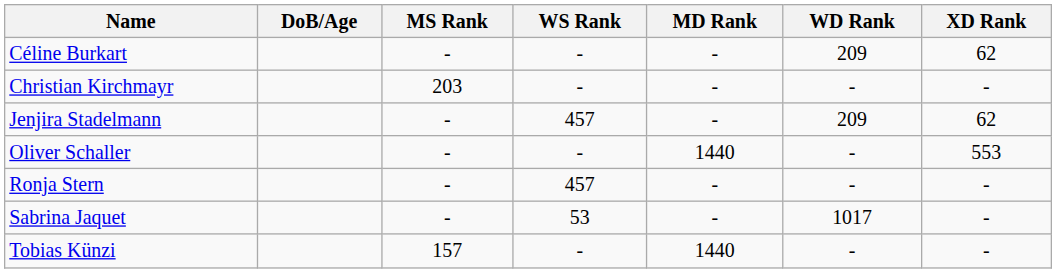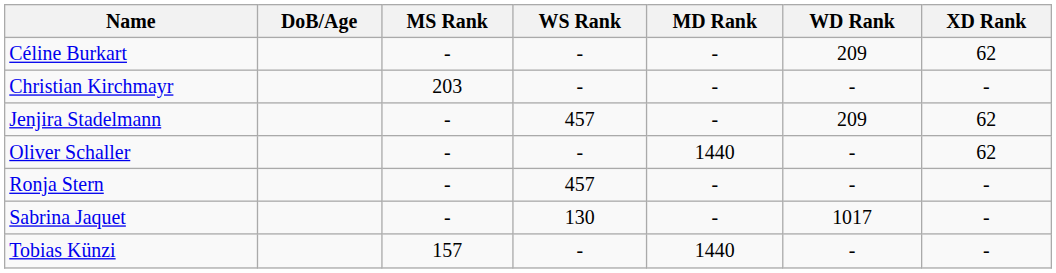(986, 152) 553 -> (986, 152) 62
(580, 218) 53 -> (580, 218) 130
